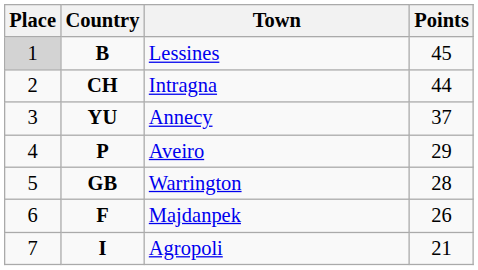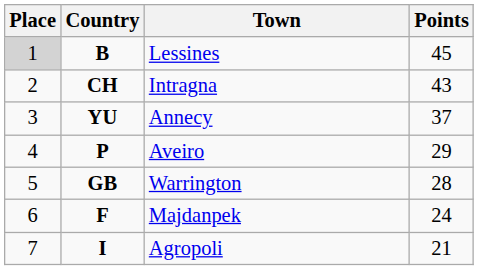(442, 85) 44 -> (442, 85) 43
(442, 215) 26 -> (442, 215) 24
